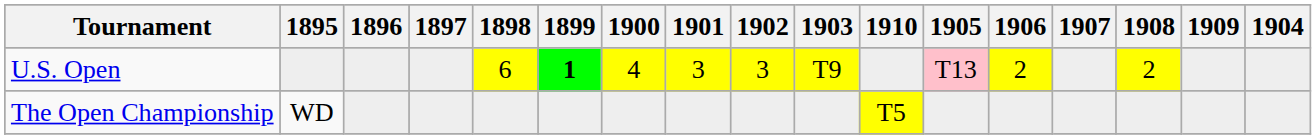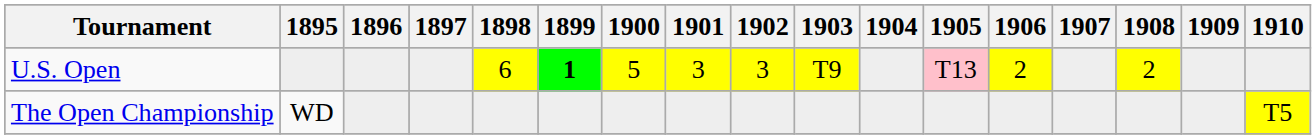columns swapped: (1278, 26) <-> (891, 26)
(634, 69) 4 -> (634, 69) 5
